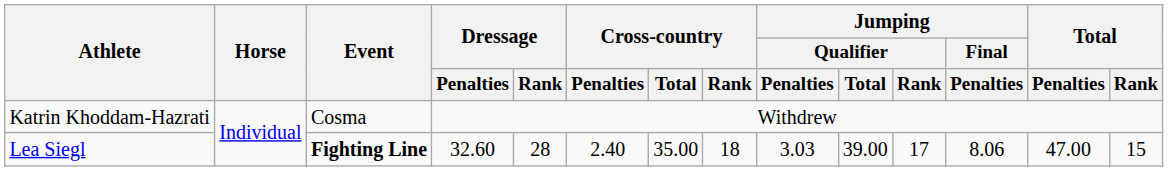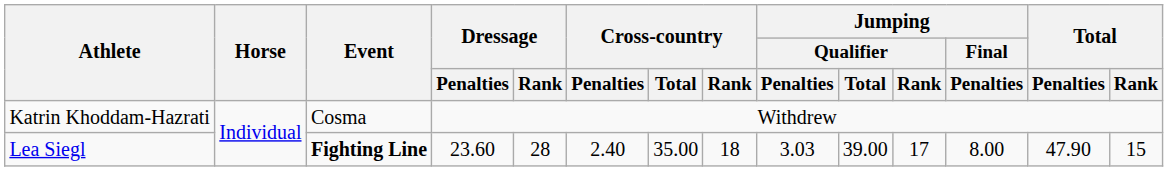(473, 149) 32.60 -> (473, 149) 23.60
(987, 149) 8.06 -> (987, 149) 8.00
(1068, 149) 47.00 -> (1068, 149) 47.90
